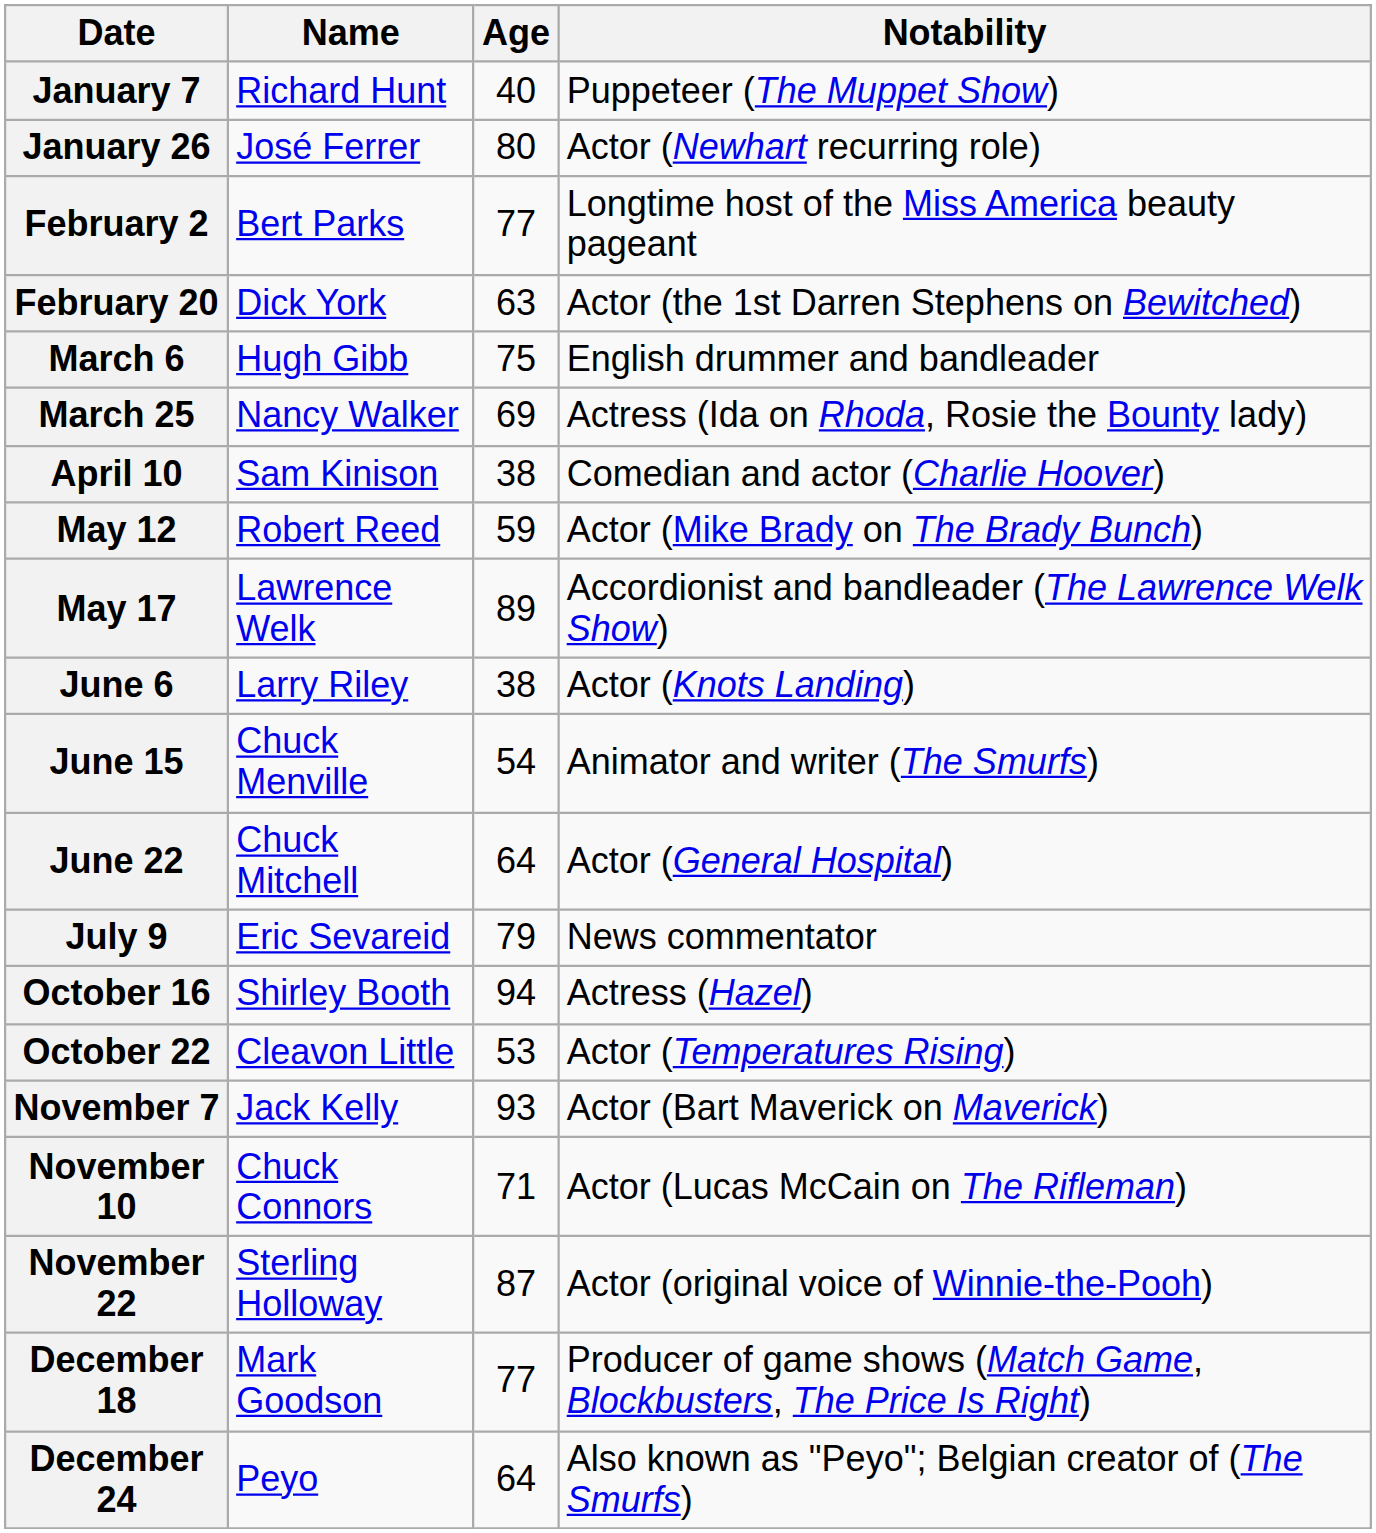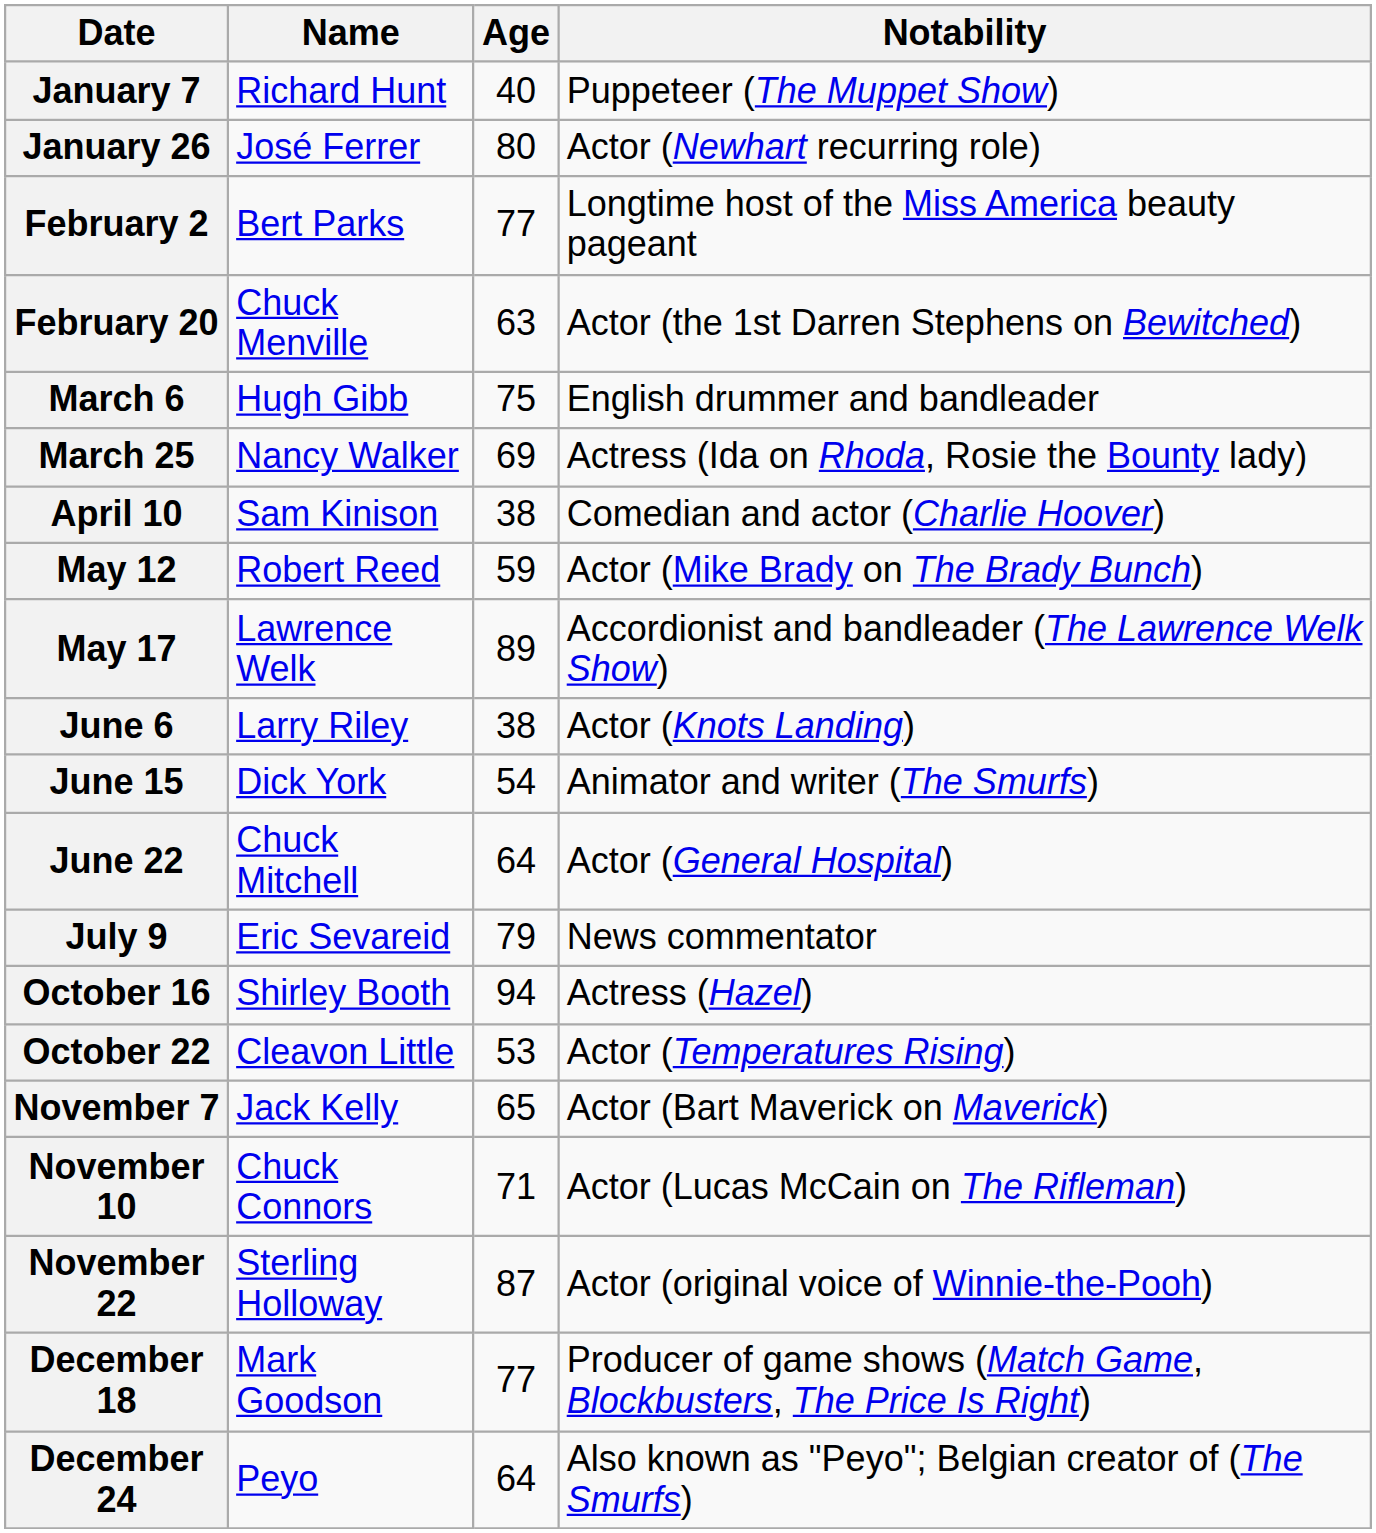(311, 301) Dick York -> (302, 322) Chuck Menville
(302, 762) Chuck Menville -> (311, 782) Dick York
(516, 1108) 93 -> (516, 1108) 65
